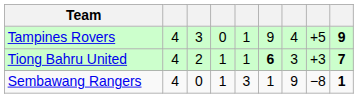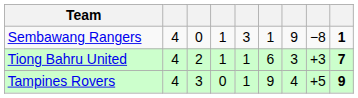rows swapped: (61, 37) <-> (75, 81)
(270, 59) bold -> (270, 59) normal
